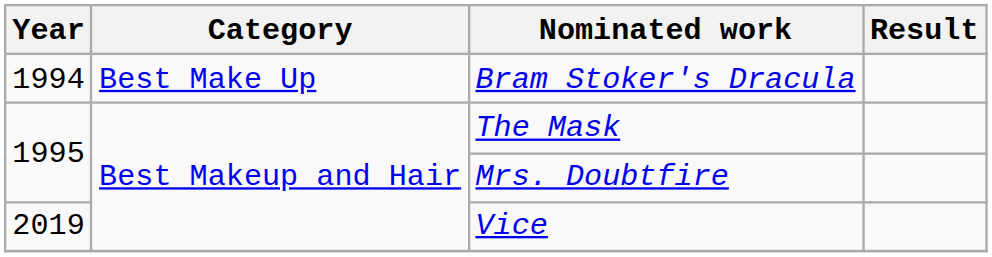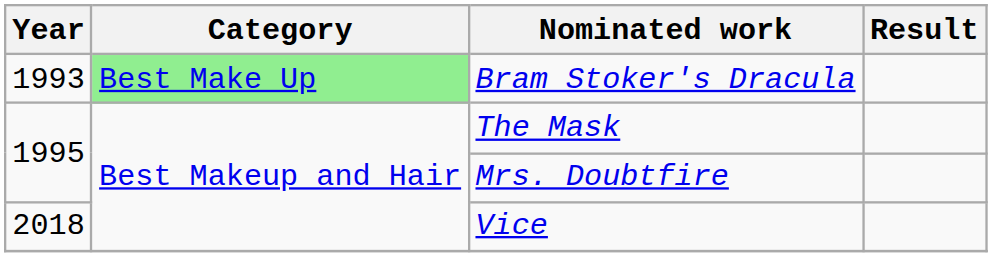(49, 79) 1994 -> (49, 79) 1993
(208, 79) no background -> (208, 79) lightgreen background
(49, 226) 2019 -> (49, 226) 2018
